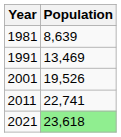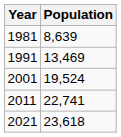(64, 79) 19,526 -> (64, 79) 19,524
(64, 121) lightgreen background -> (64, 121) no background
